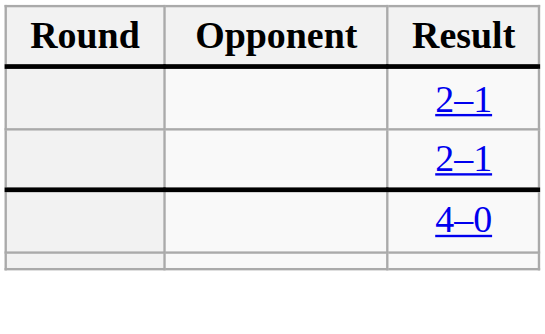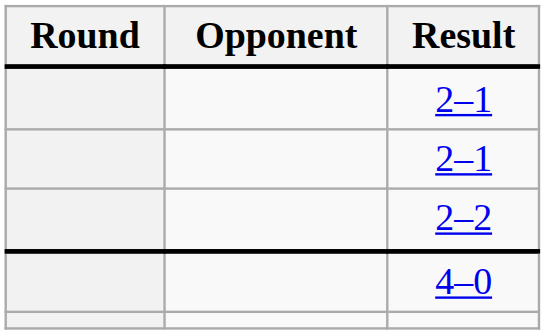+ row: (85, 220)
